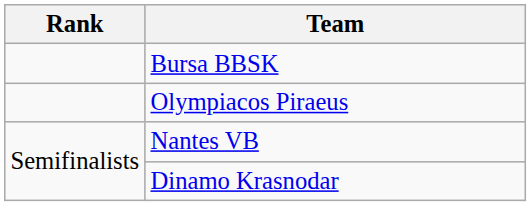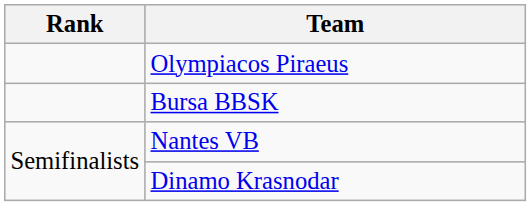rows swapped: (249, 102) <-> (214, 63)
